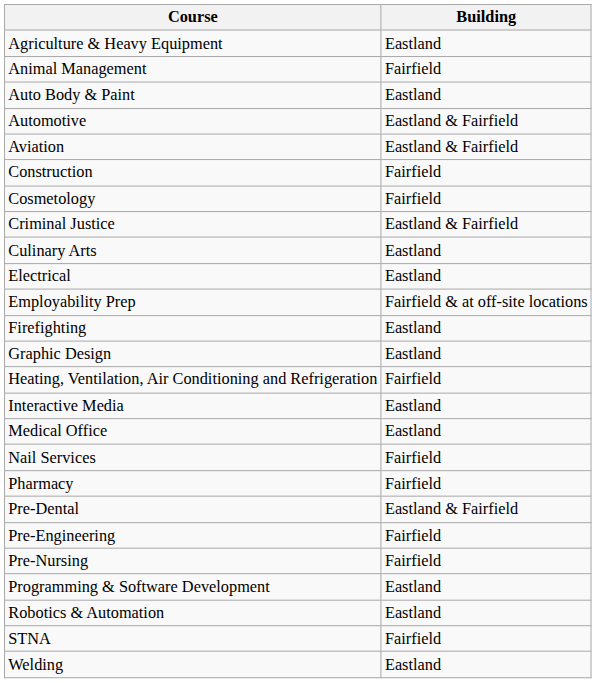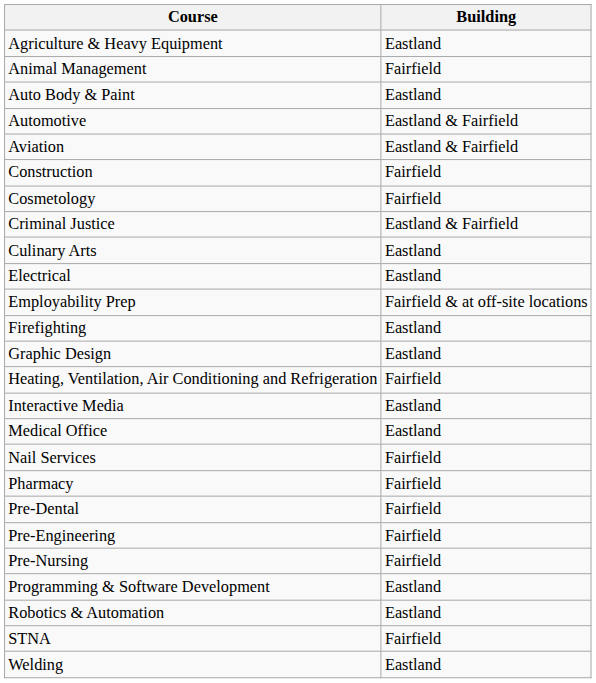(452, 509) Eastland & Fairfield -> (413, 509) Fairfield
